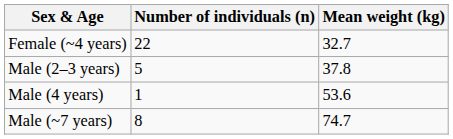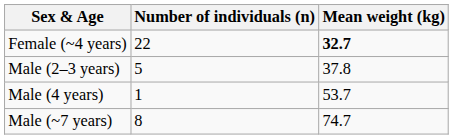(337, 43) normal -> (337, 43) bold
(337, 95) 53.6 -> (337, 95) 53.7
